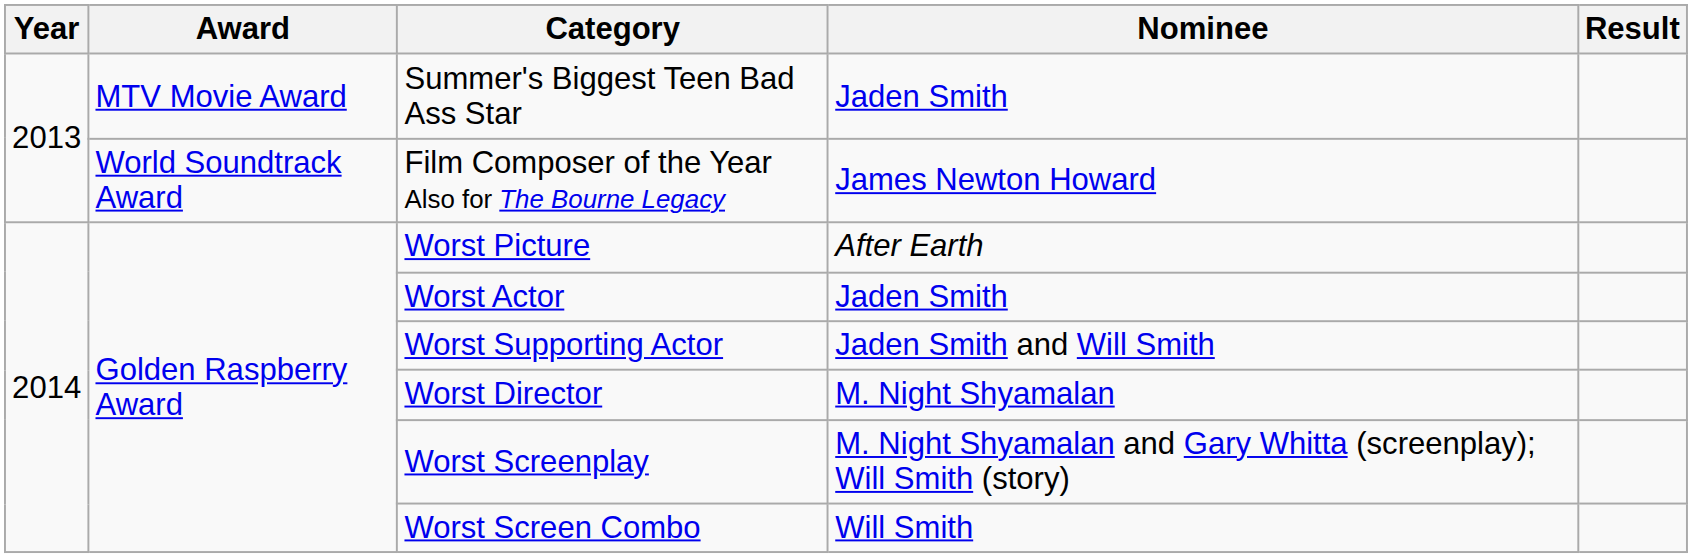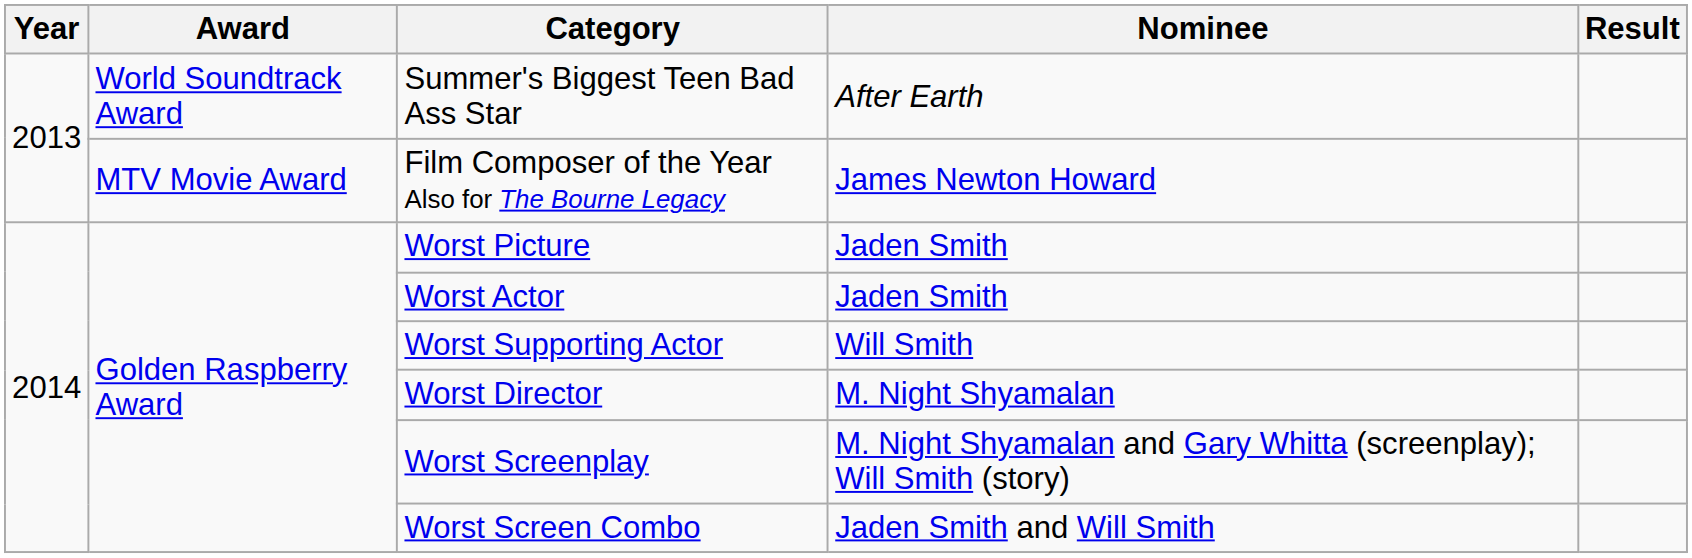(221, 95) MTV Movie Award -> (219, 95) World Soundtrack Award
(921, 95) Jaden Smith -> (909, 95) After Earth
(219, 179) World Soundtrack Award -> (221, 179) MTV Movie Award
(909, 246) After Earth -> (921, 246) Jaden Smith
(1025, 345) Jaden Smith and Will Smith -> (904, 345) Will Smith
(904, 527) Will Smith -> (1025, 527) Jaden Smith and Will Smith
